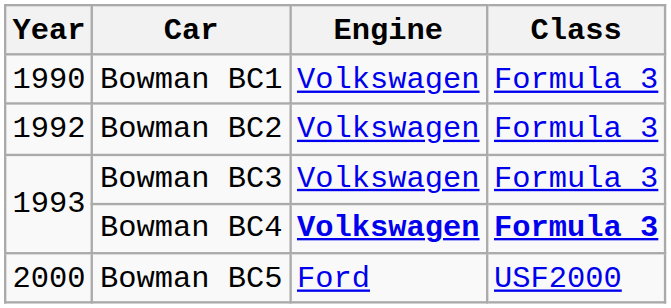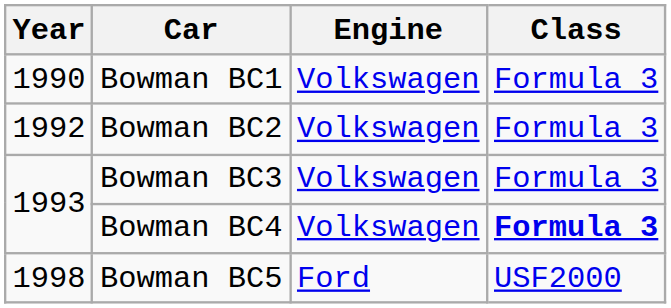(388, 228) bold -> (388, 228) normal
(49, 278) 2000 -> (49, 278) 1998
